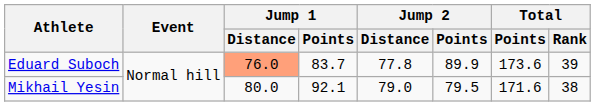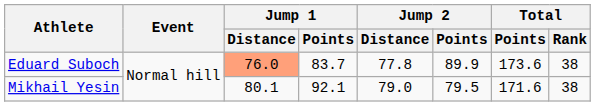(570, 64) 39 -> (570, 64) 38
(261, 88) 80.0 -> (261, 88) 80.1
